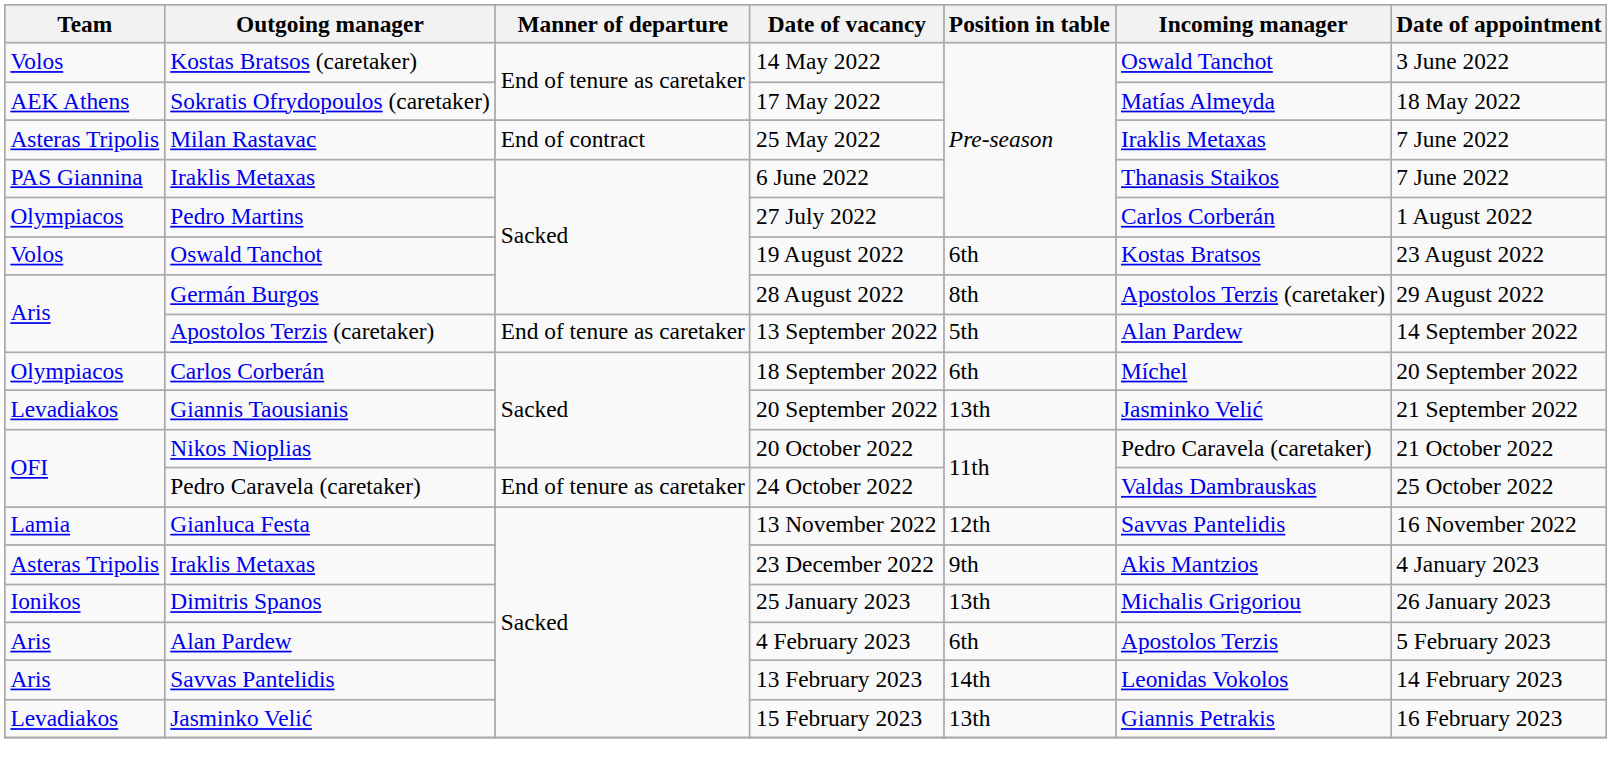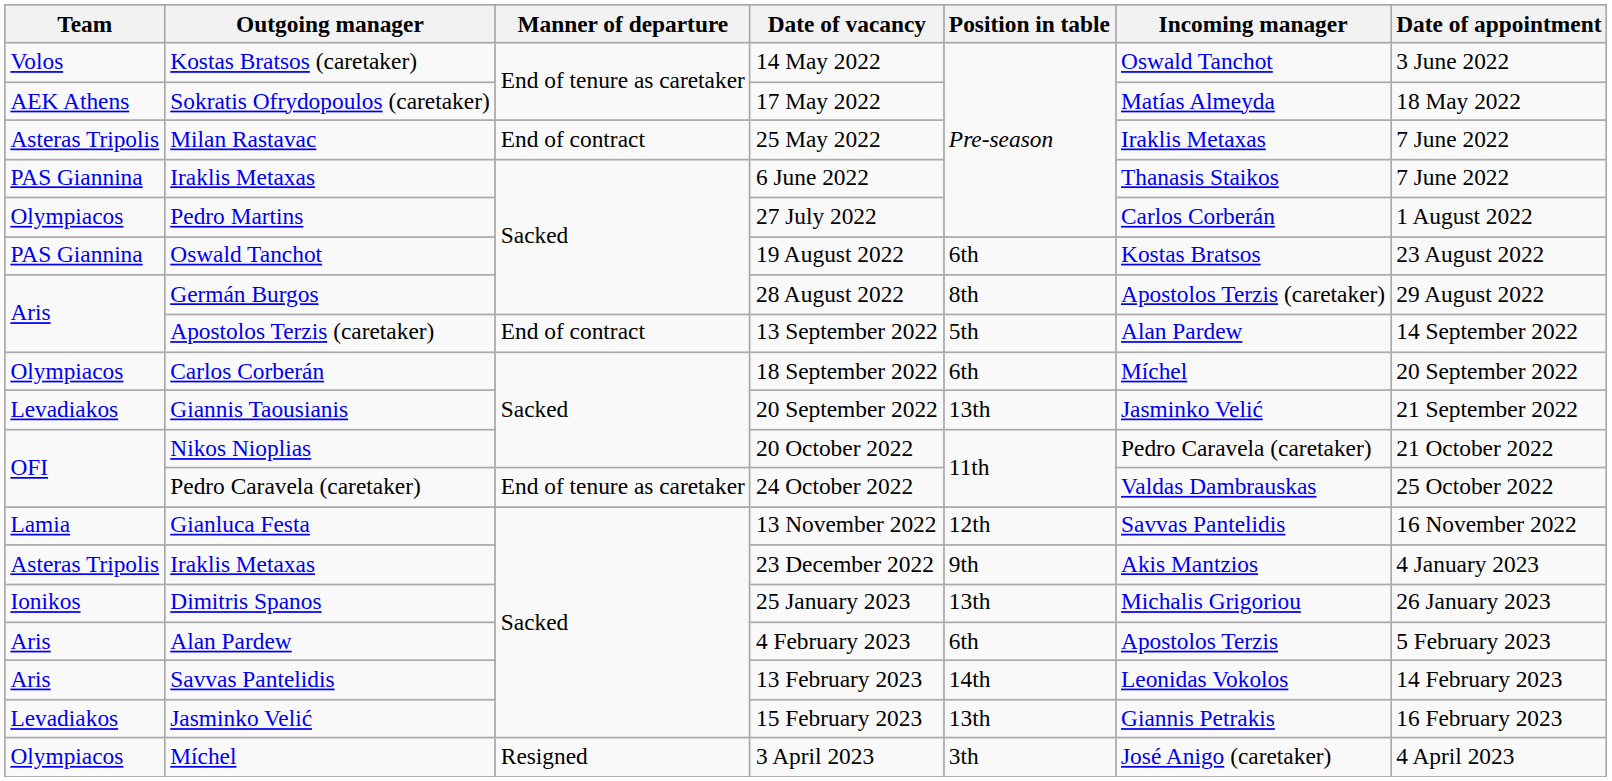(37, 254) Volos -> (77, 254) PAS Giannina
(623, 332) End of tenure as caretaker -> (573, 332) End of contract
+ row: (815, 756)
